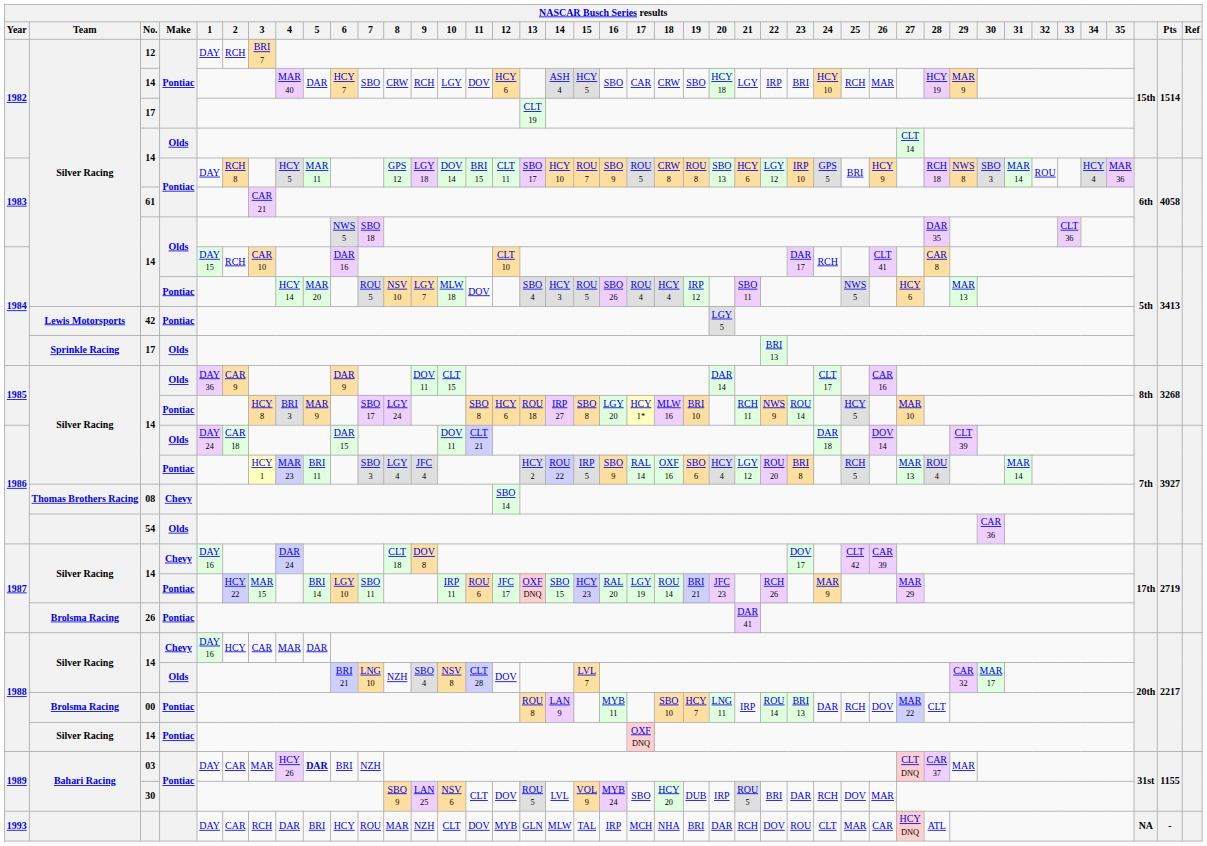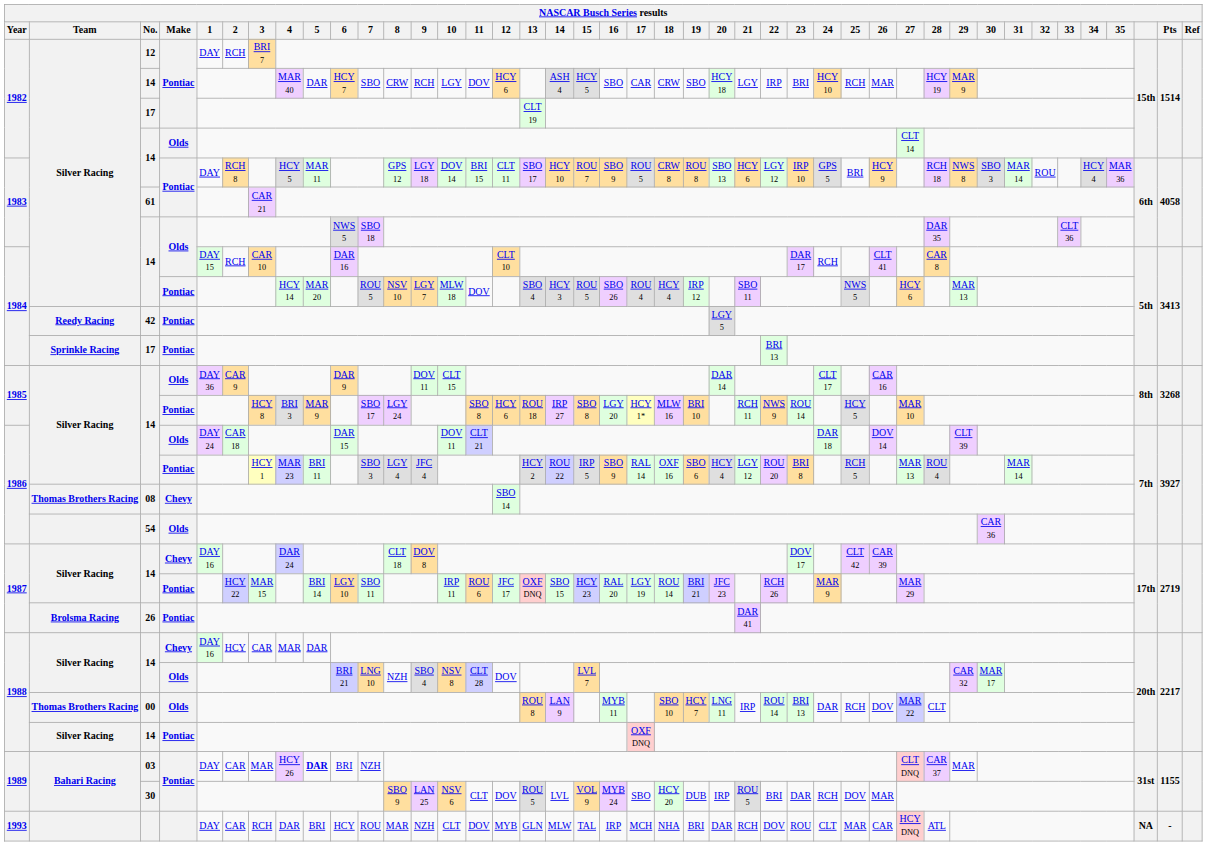(85, 321) Lewis Motorsports -> (85, 321) Reedy Racing
(178, 350) Olds -> (178, 350) Pontiac
(85, 707) Brolsma Racing -> (85, 707) Thomas Brothers Racing
(178, 707) Pontiac -> (178, 707) Olds
